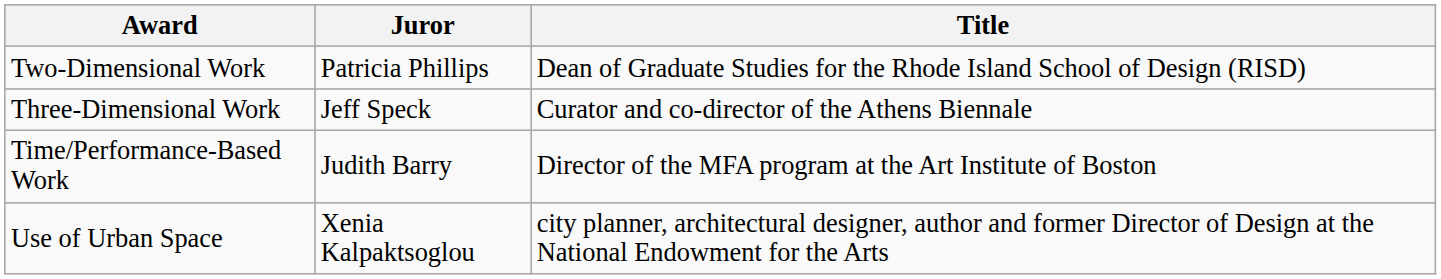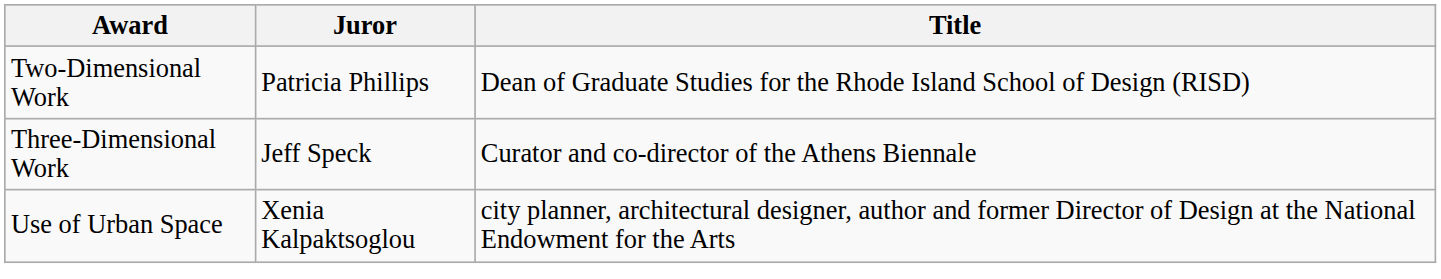- row: (146, 165)
